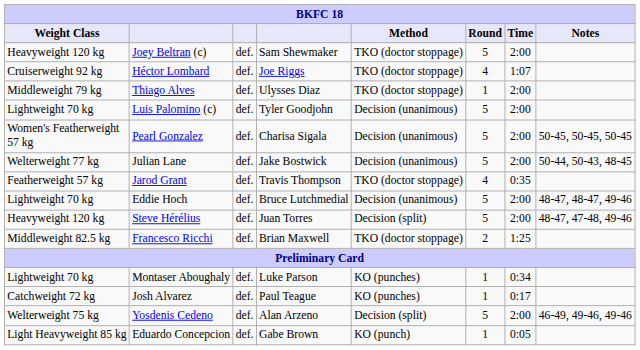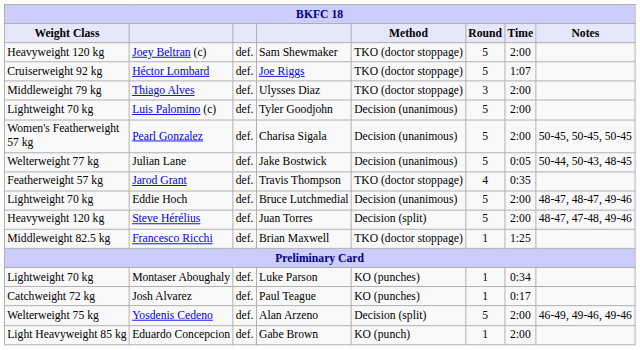(485, 71) 4 -> (485, 71) 5
(485, 90) 1 -> (485, 90) 3
(520, 161) 2:00 -> (520, 161) 0:05
(485, 238) 2 -> (485, 238) 1
(520, 334) 0:05 -> (520, 334) 2:00
